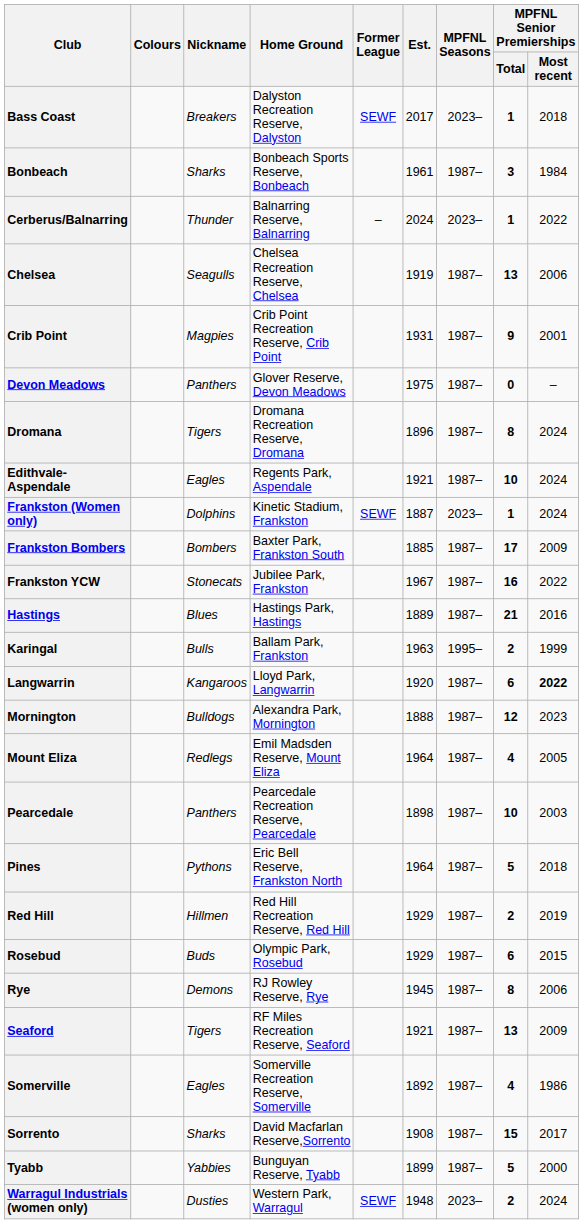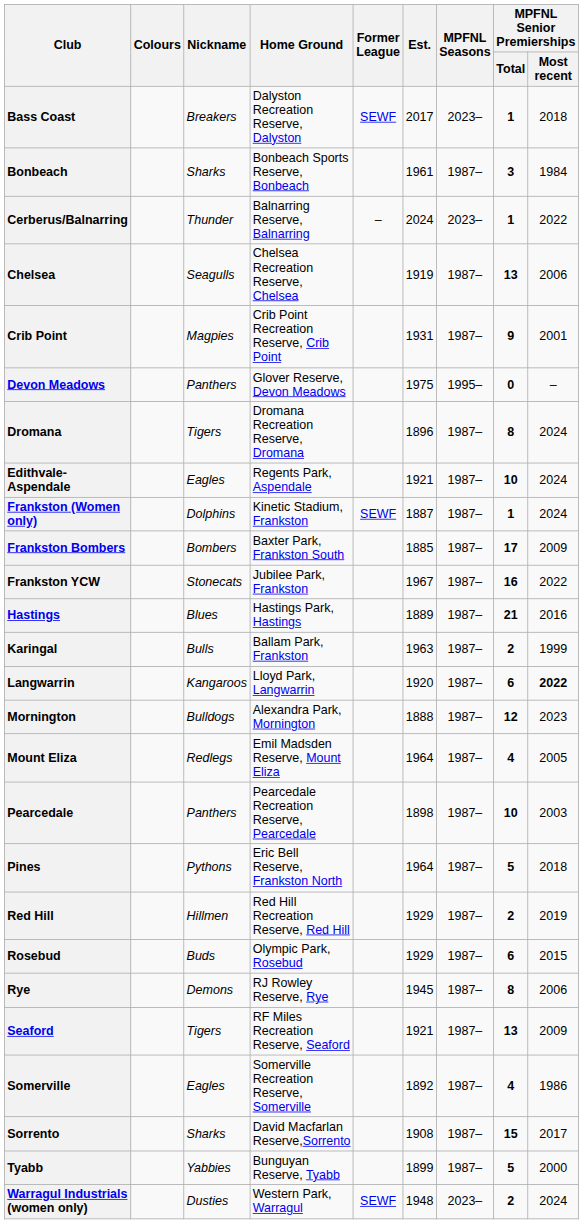(465, 384) 1987– -> (465, 384) 1995–
(465, 514) 2023– -> (465, 514) 1987–
(465, 649) 1995– -> (465, 649) 1987–
